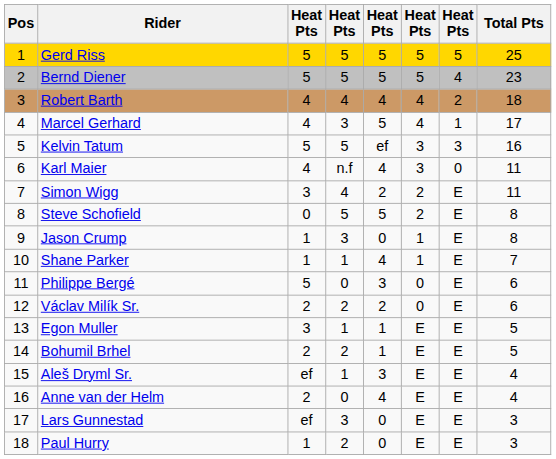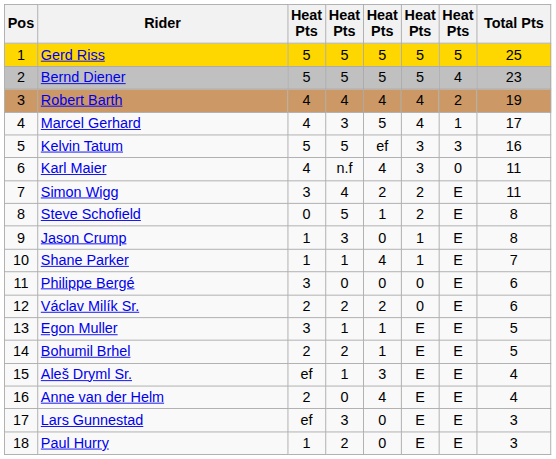(514, 100) 18 -> (514, 100) 19
(382, 214) 5 -> (382, 214) 1
(307, 283) 5 -> (307, 283) 3
(382, 283) 3 -> (382, 283) 0
